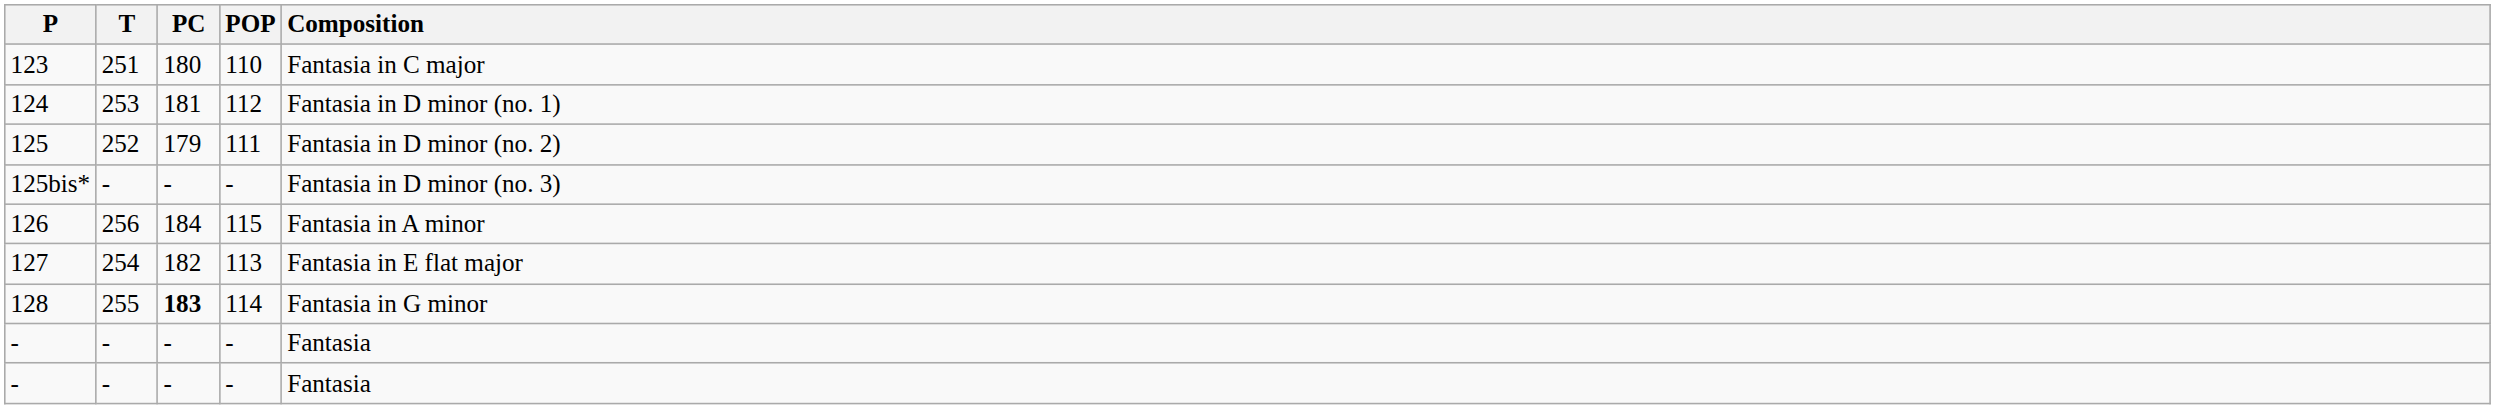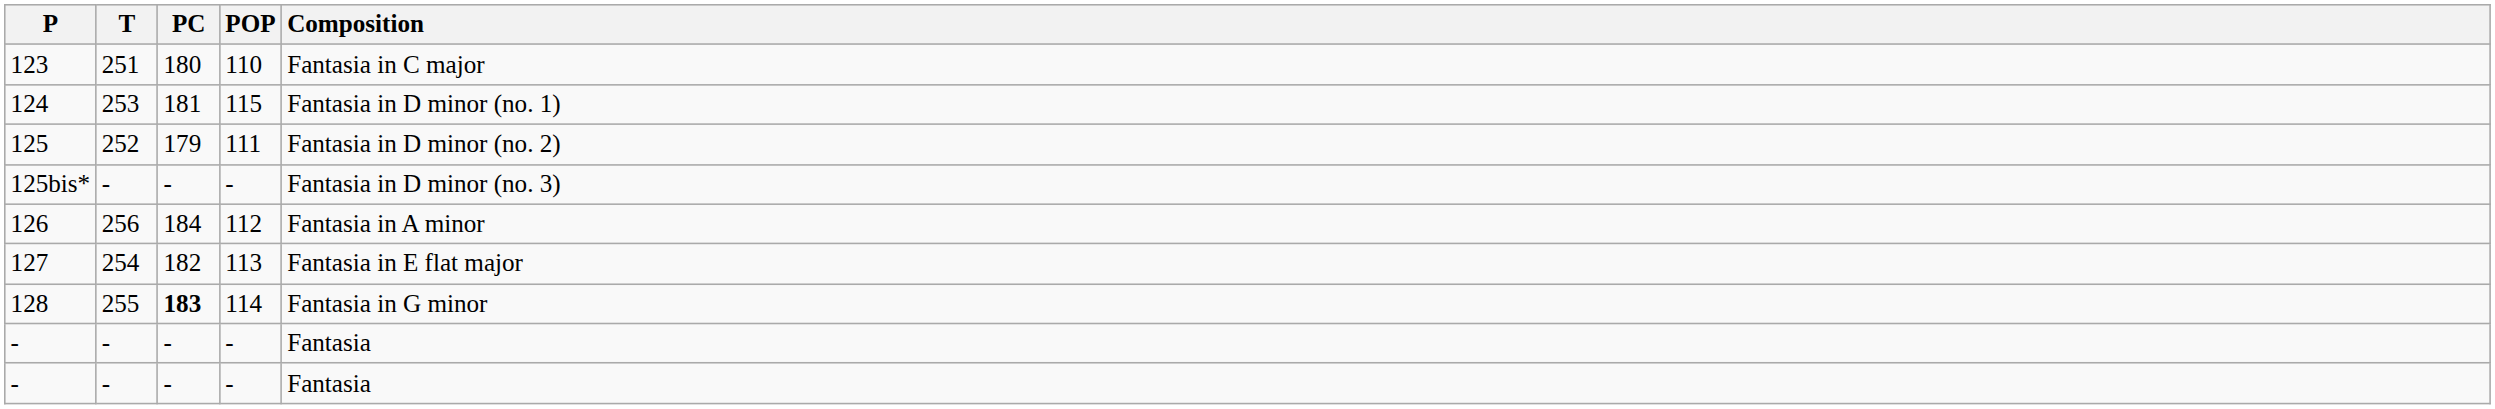(244, 104) 112 -> (244, 104) 115
(244, 223) 115 -> (244, 223) 112
